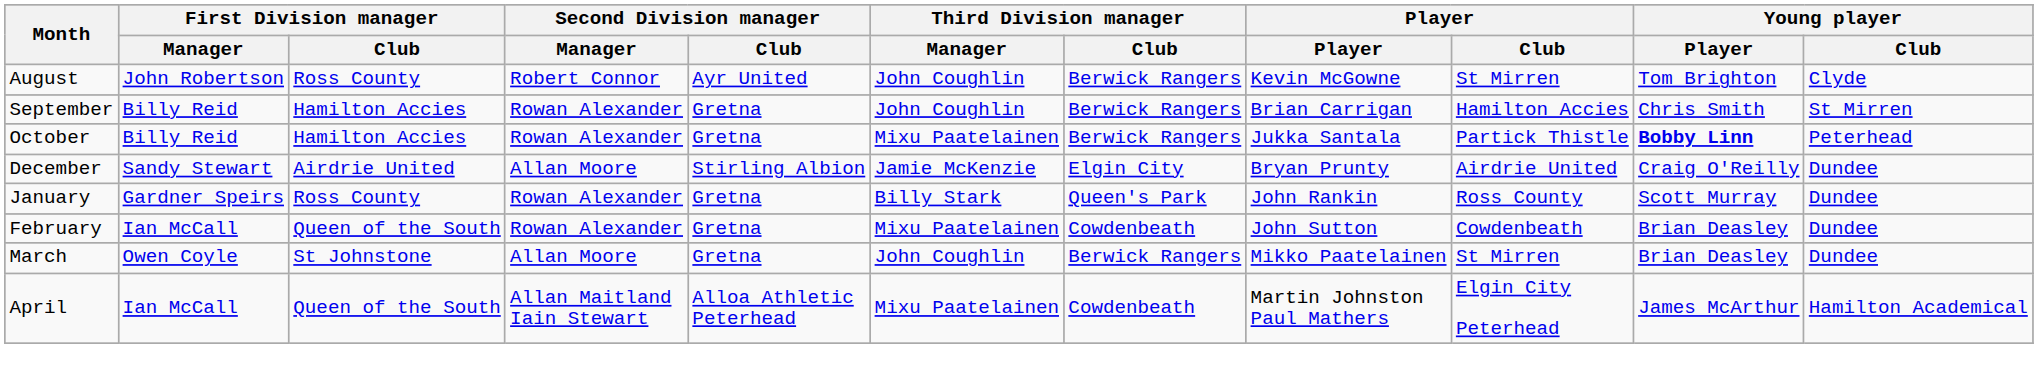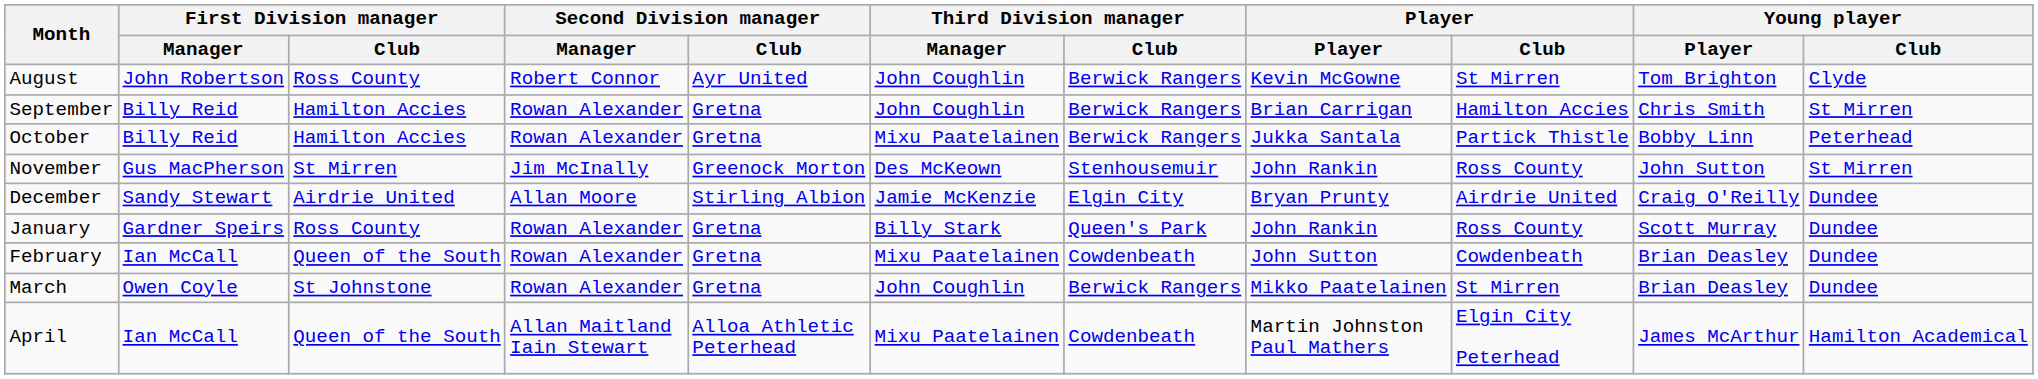(1696, 139) bold -> (1696, 139) normal
+ row: (56, 169)
(574, 258) Allan Moore -> (597, 288) Rowan Alexander
